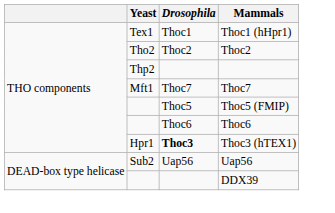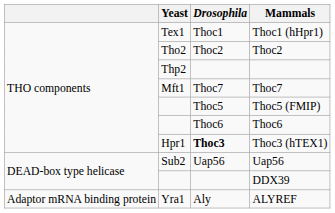+ row: (275, 198)
